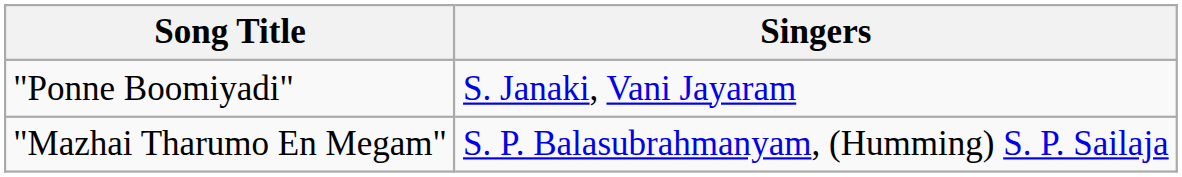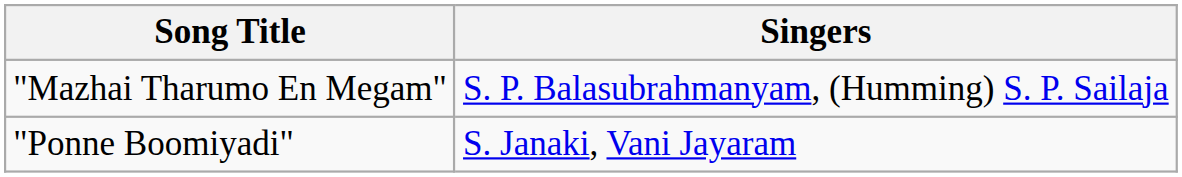rows swapped: (230, 143) <-> (154, 87)
